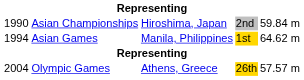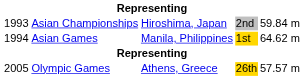(16, 23) 1990 -> (16, 23) 1993
(16, 69) 2004 -> (16, 69) 2005
